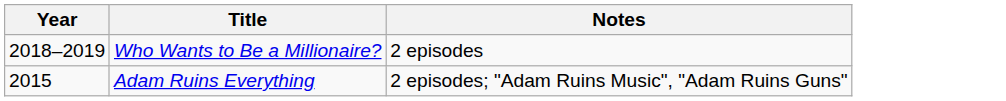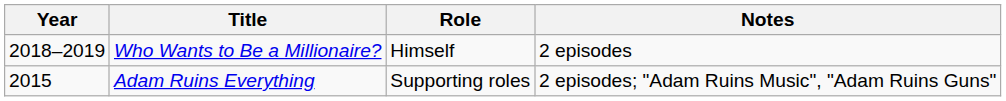+ column: (460, 19)
